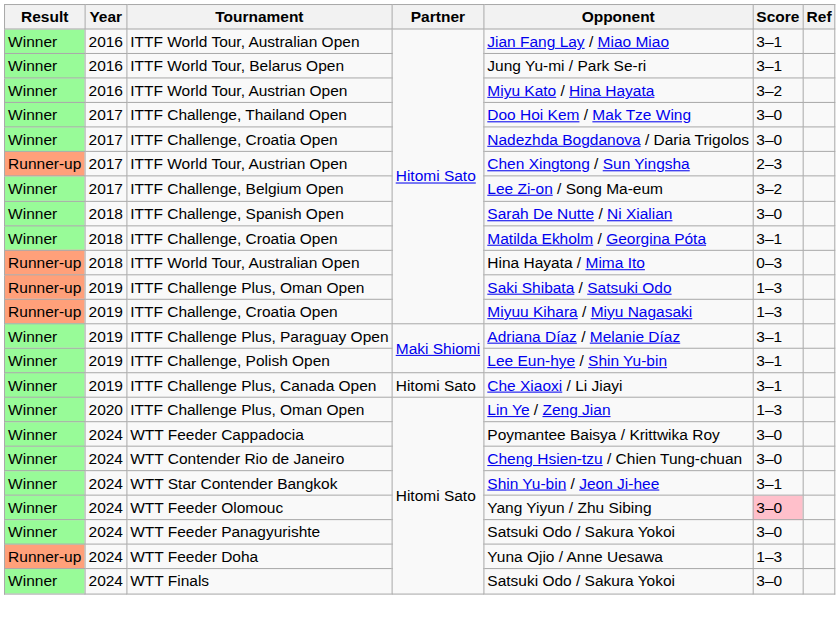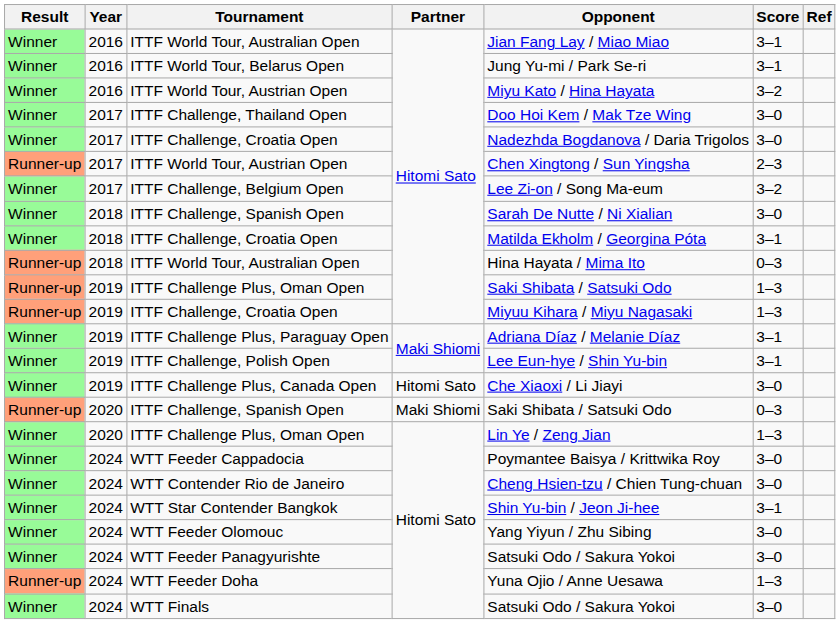(769, 385) 3–1 -> (769, 385) 3–0
+ row: (106, 410)
(769, 508) pink background -> (769, 532) no background
